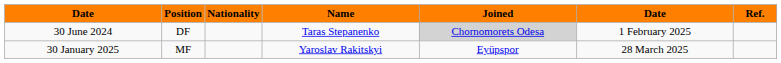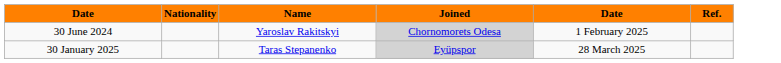- column: (183, 13)
(341, 31) Taras Stepanenko -> (297, 31) Yaroslav Rakitskyi
(341, 50) Yaroslav Rakitskyi -> (297, 50) Taras Stepanenko
(498, 50) no background -> (455, 50) lightgrey background
